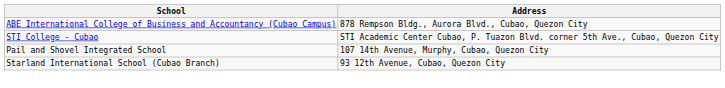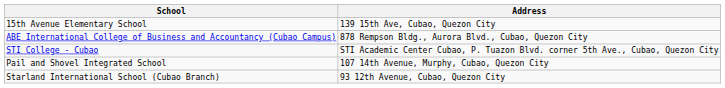+ row: (77, 24)
